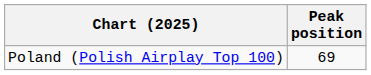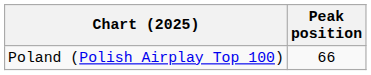(326, 58) 69 -> (326, 58) 66
